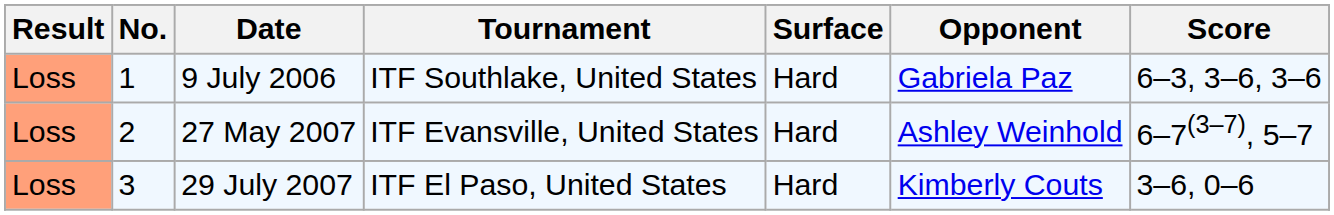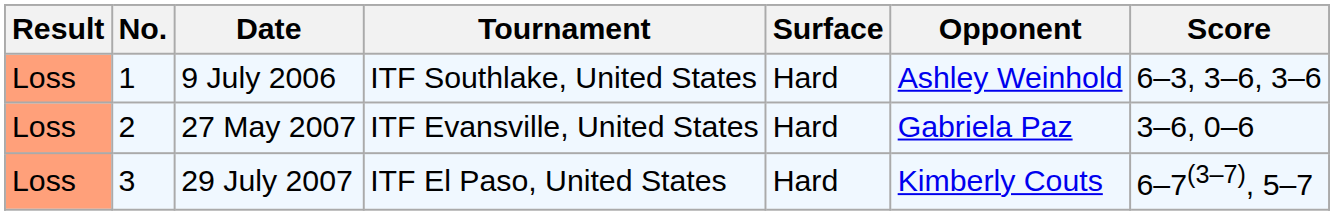(985, 77) Gabriela Paz -> (1010, 77) Ashley Weinhold
(1010, 130) Ashley Weinhold -> (985, 126) Gabriela Paz
(1225, 130) 6–7(3–7), 5–7 -> (1195, 126) 3–6, 0–6
(1195, 184) 3–6, 0–6 -> (1225, 179) 6–7(3–7), 5–7
